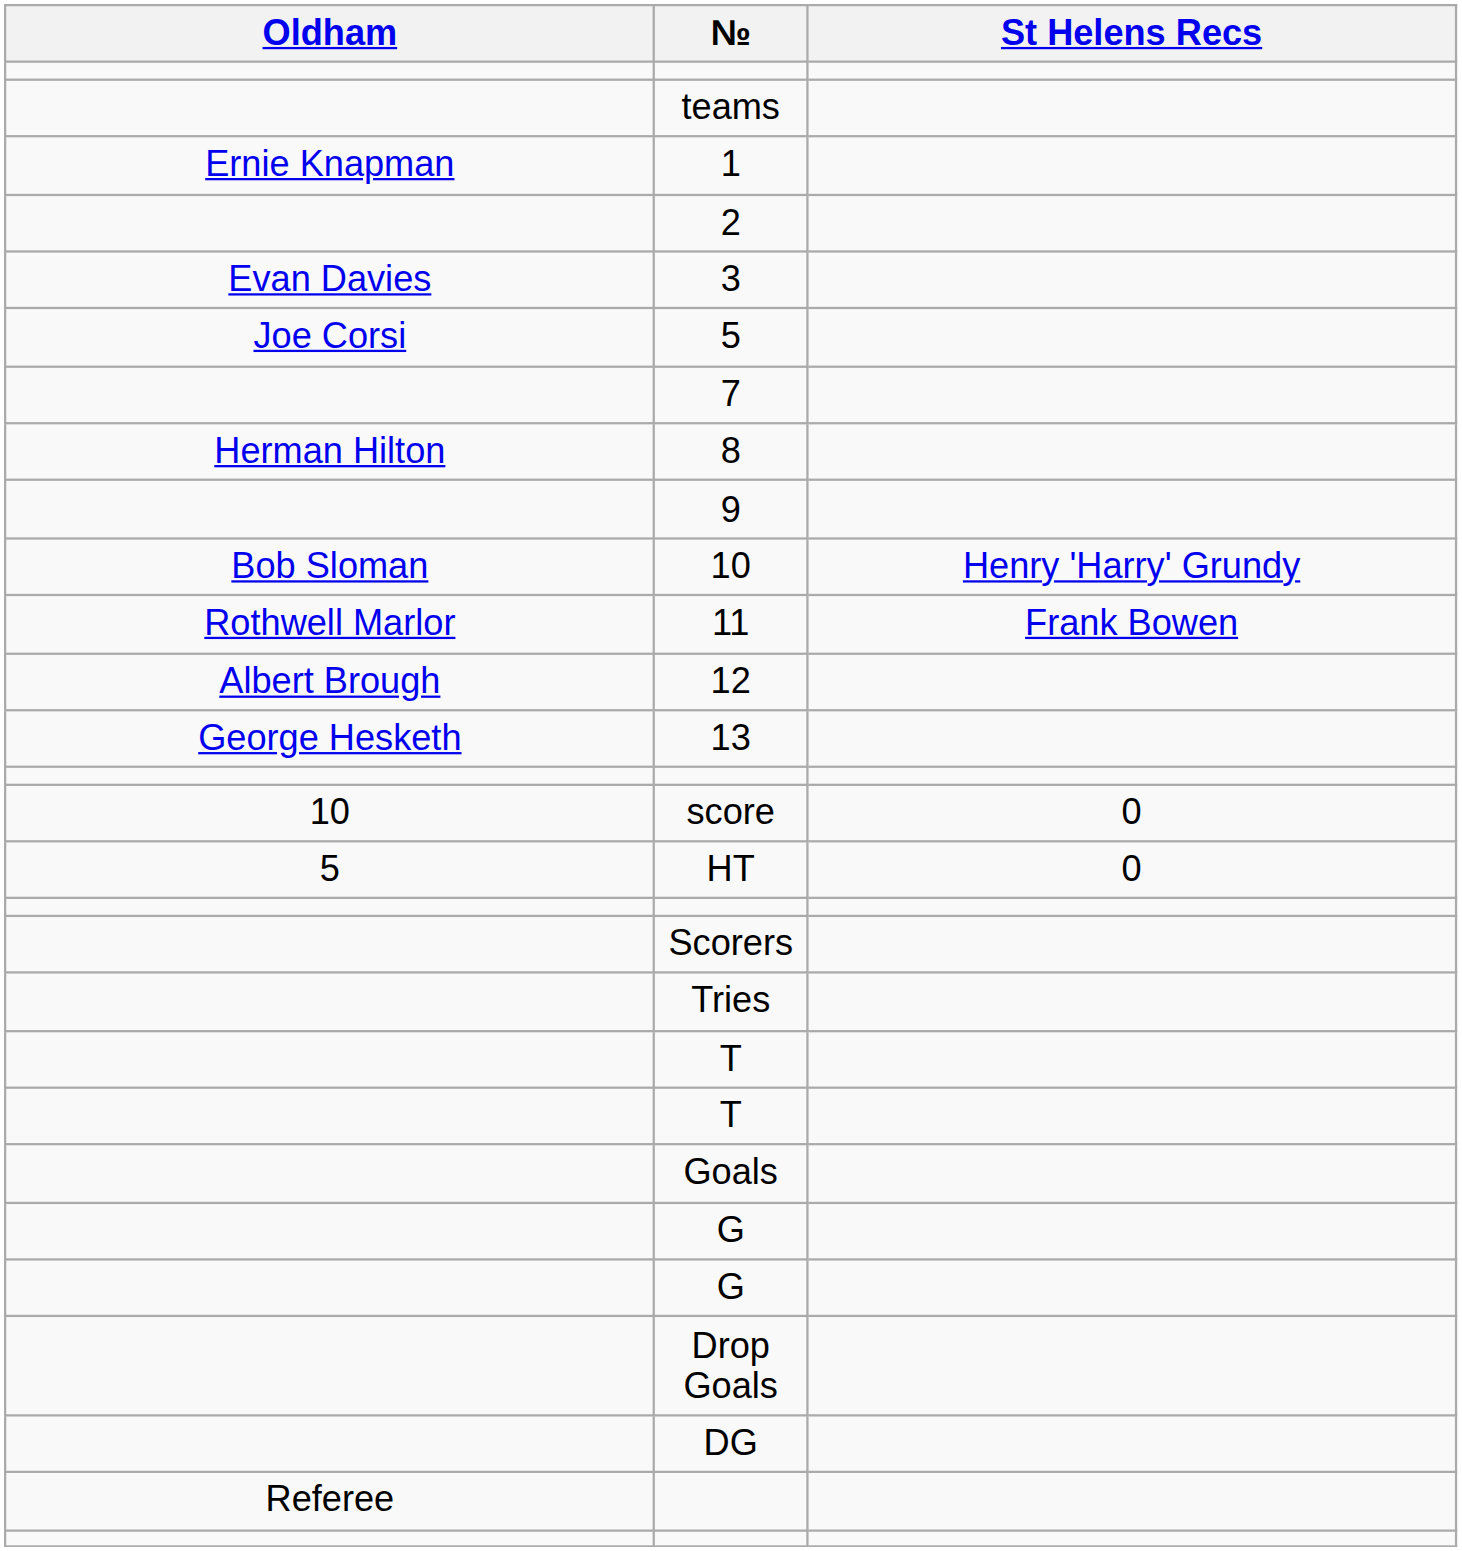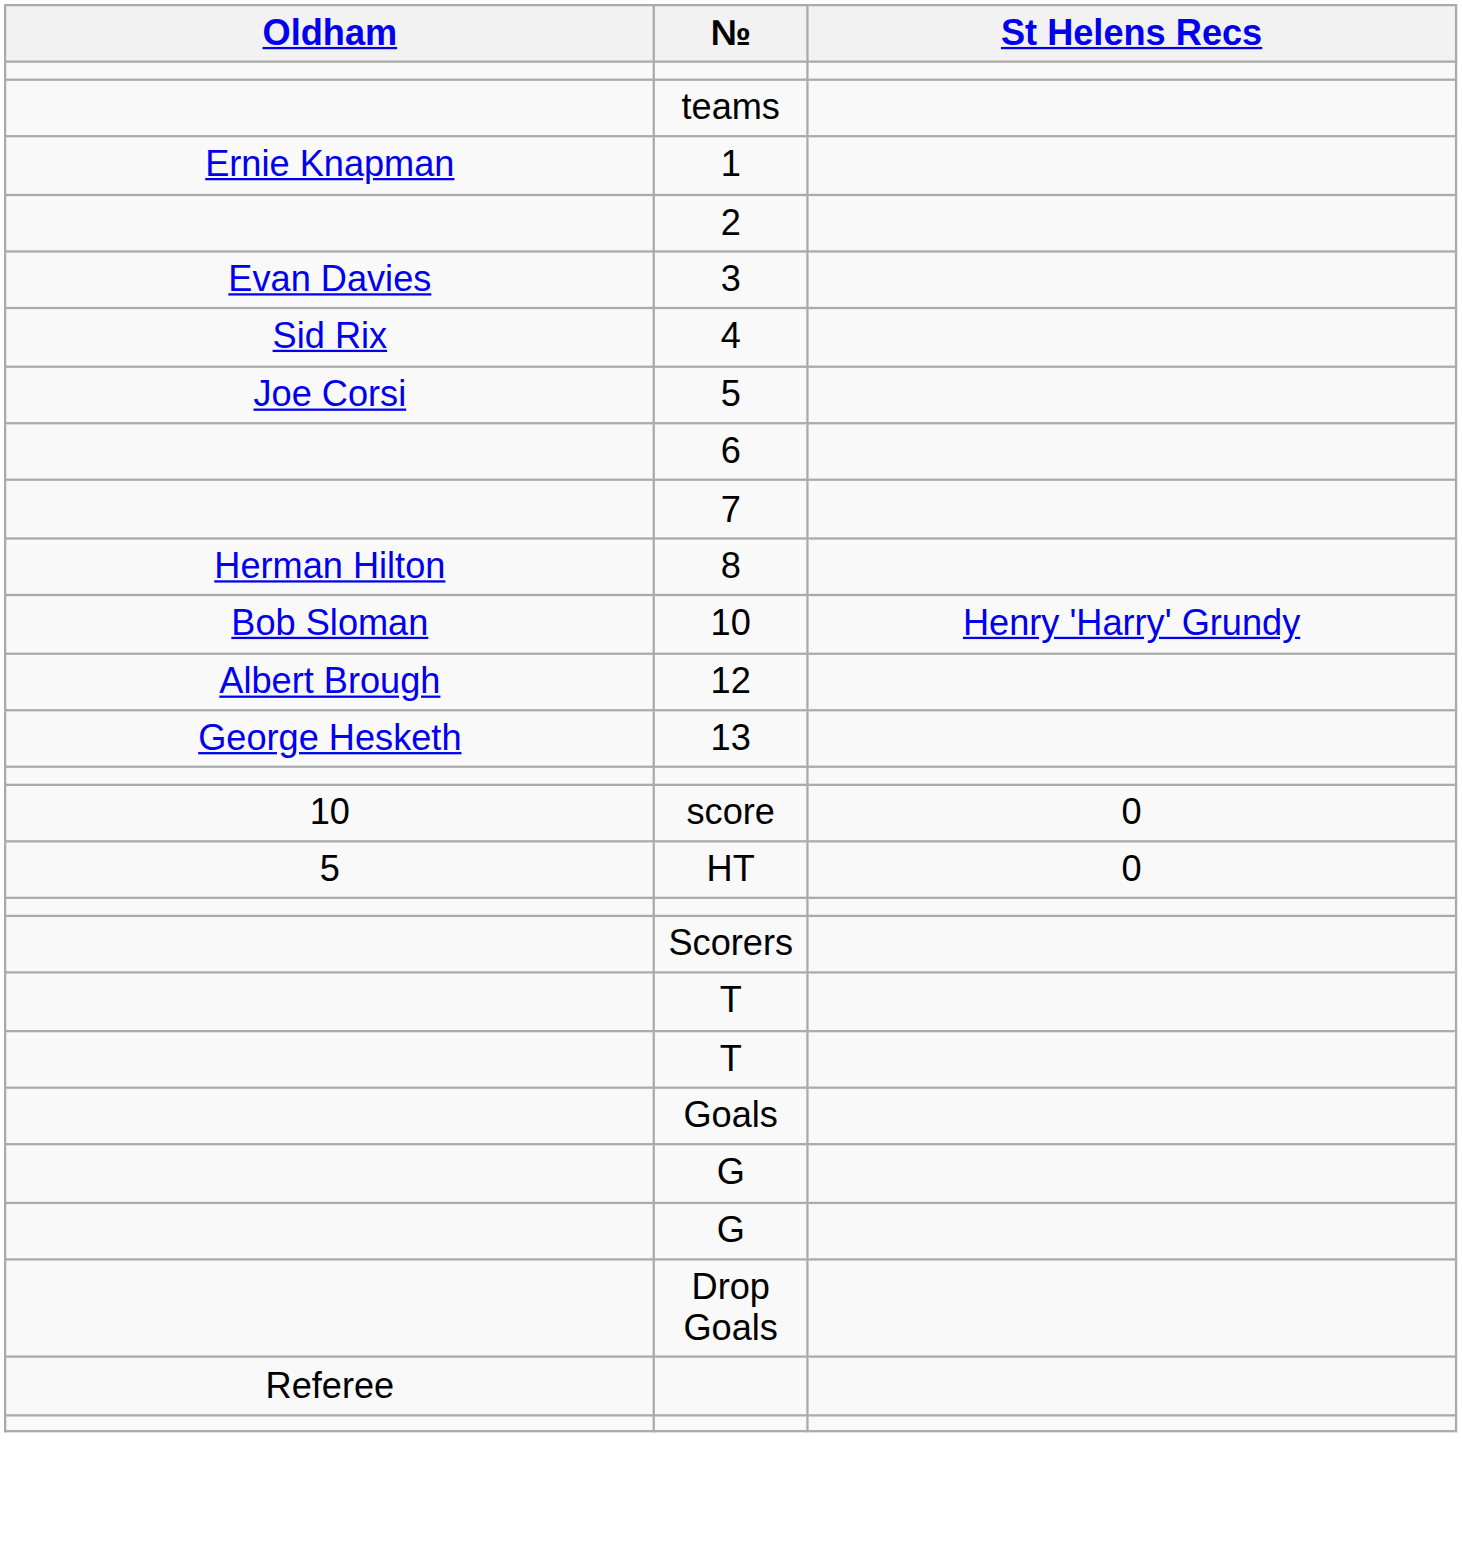+ row: (330, 336)
+ row: (330, 452)
- row: (330, 509)
- row: (330, 623)
- row: (330, 1001)
- row: (330, 1443)
